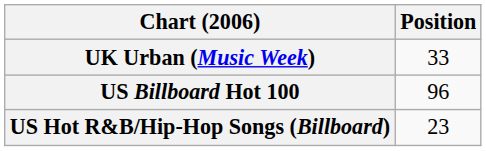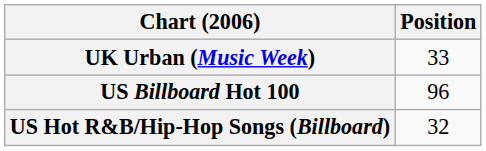(438, 127) 23 -> (438, 127) 32
